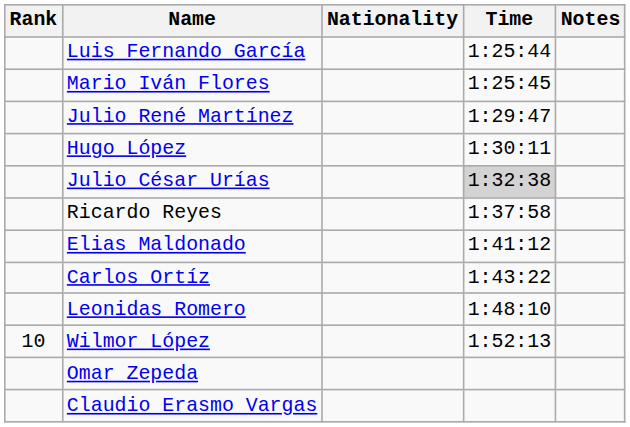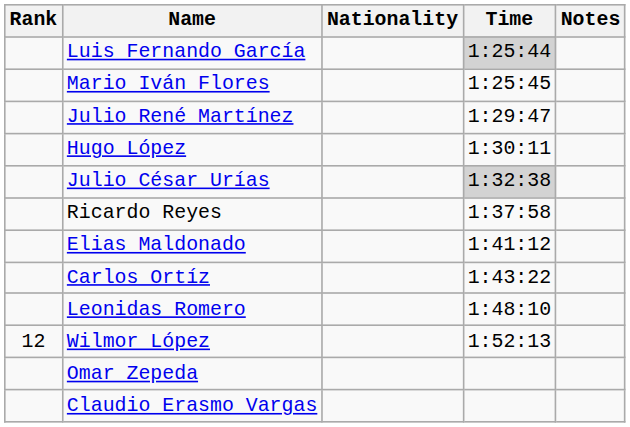(509, 53) no background -> (509, 53) lightgrey background
(33, 342) 10 -> (33, 342) 12
